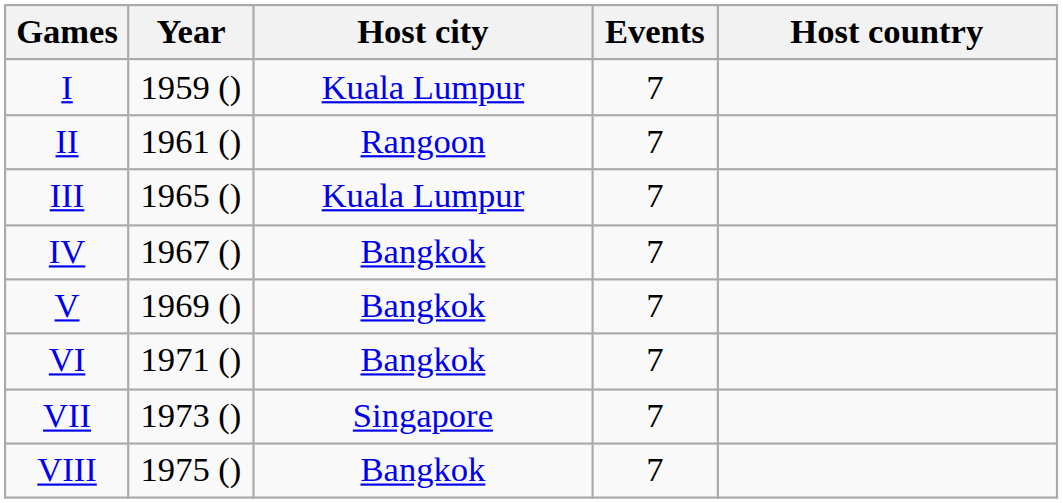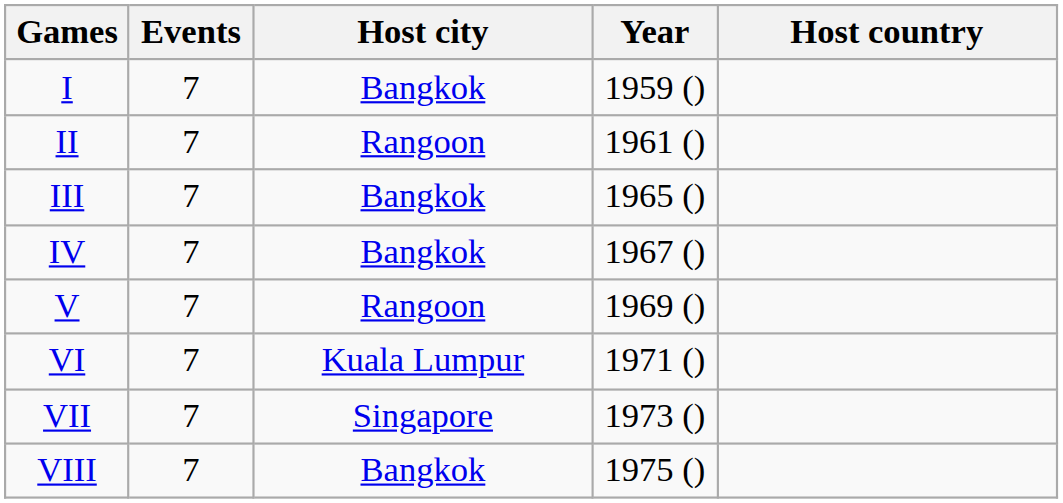columns swapped: (191, 31) <-> (655, 31)
(423, 86) Kuala Lumpur -> (423, 86) Bangkok
(423, 196) Kuala Lumpur -> (423, 196) Bangkok
(423, 305) Bangkok -> (423, 305) Rangoon
(423, 360) Bangkok -> (423, 360) Kuala Lumpur
